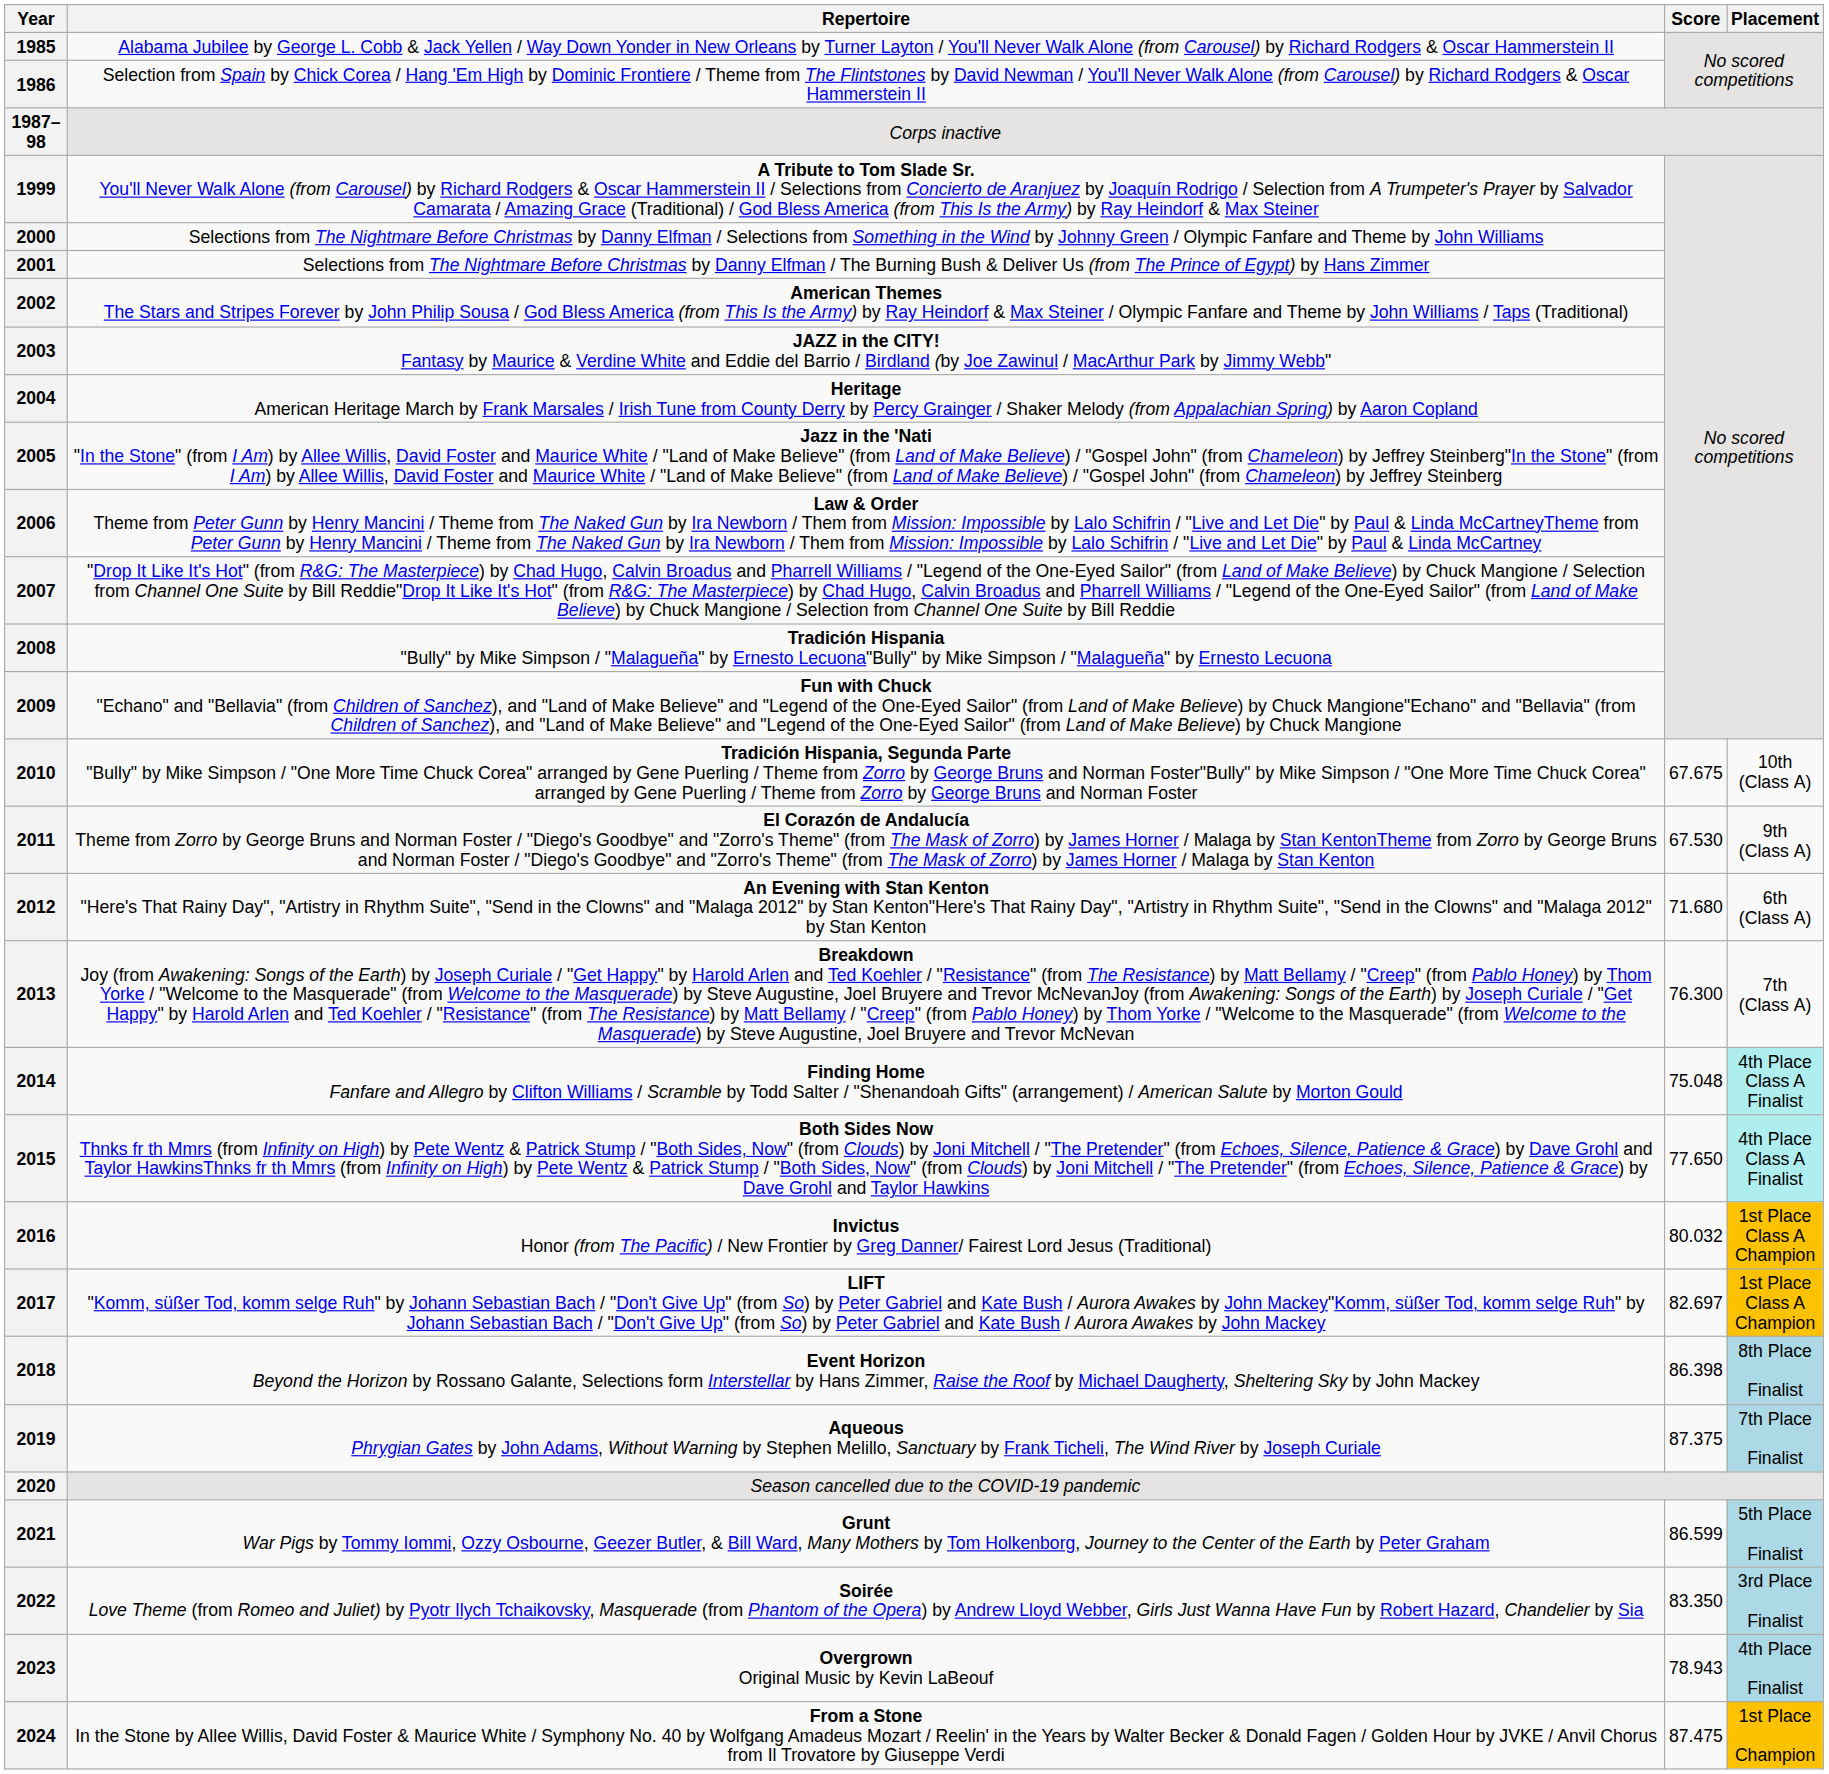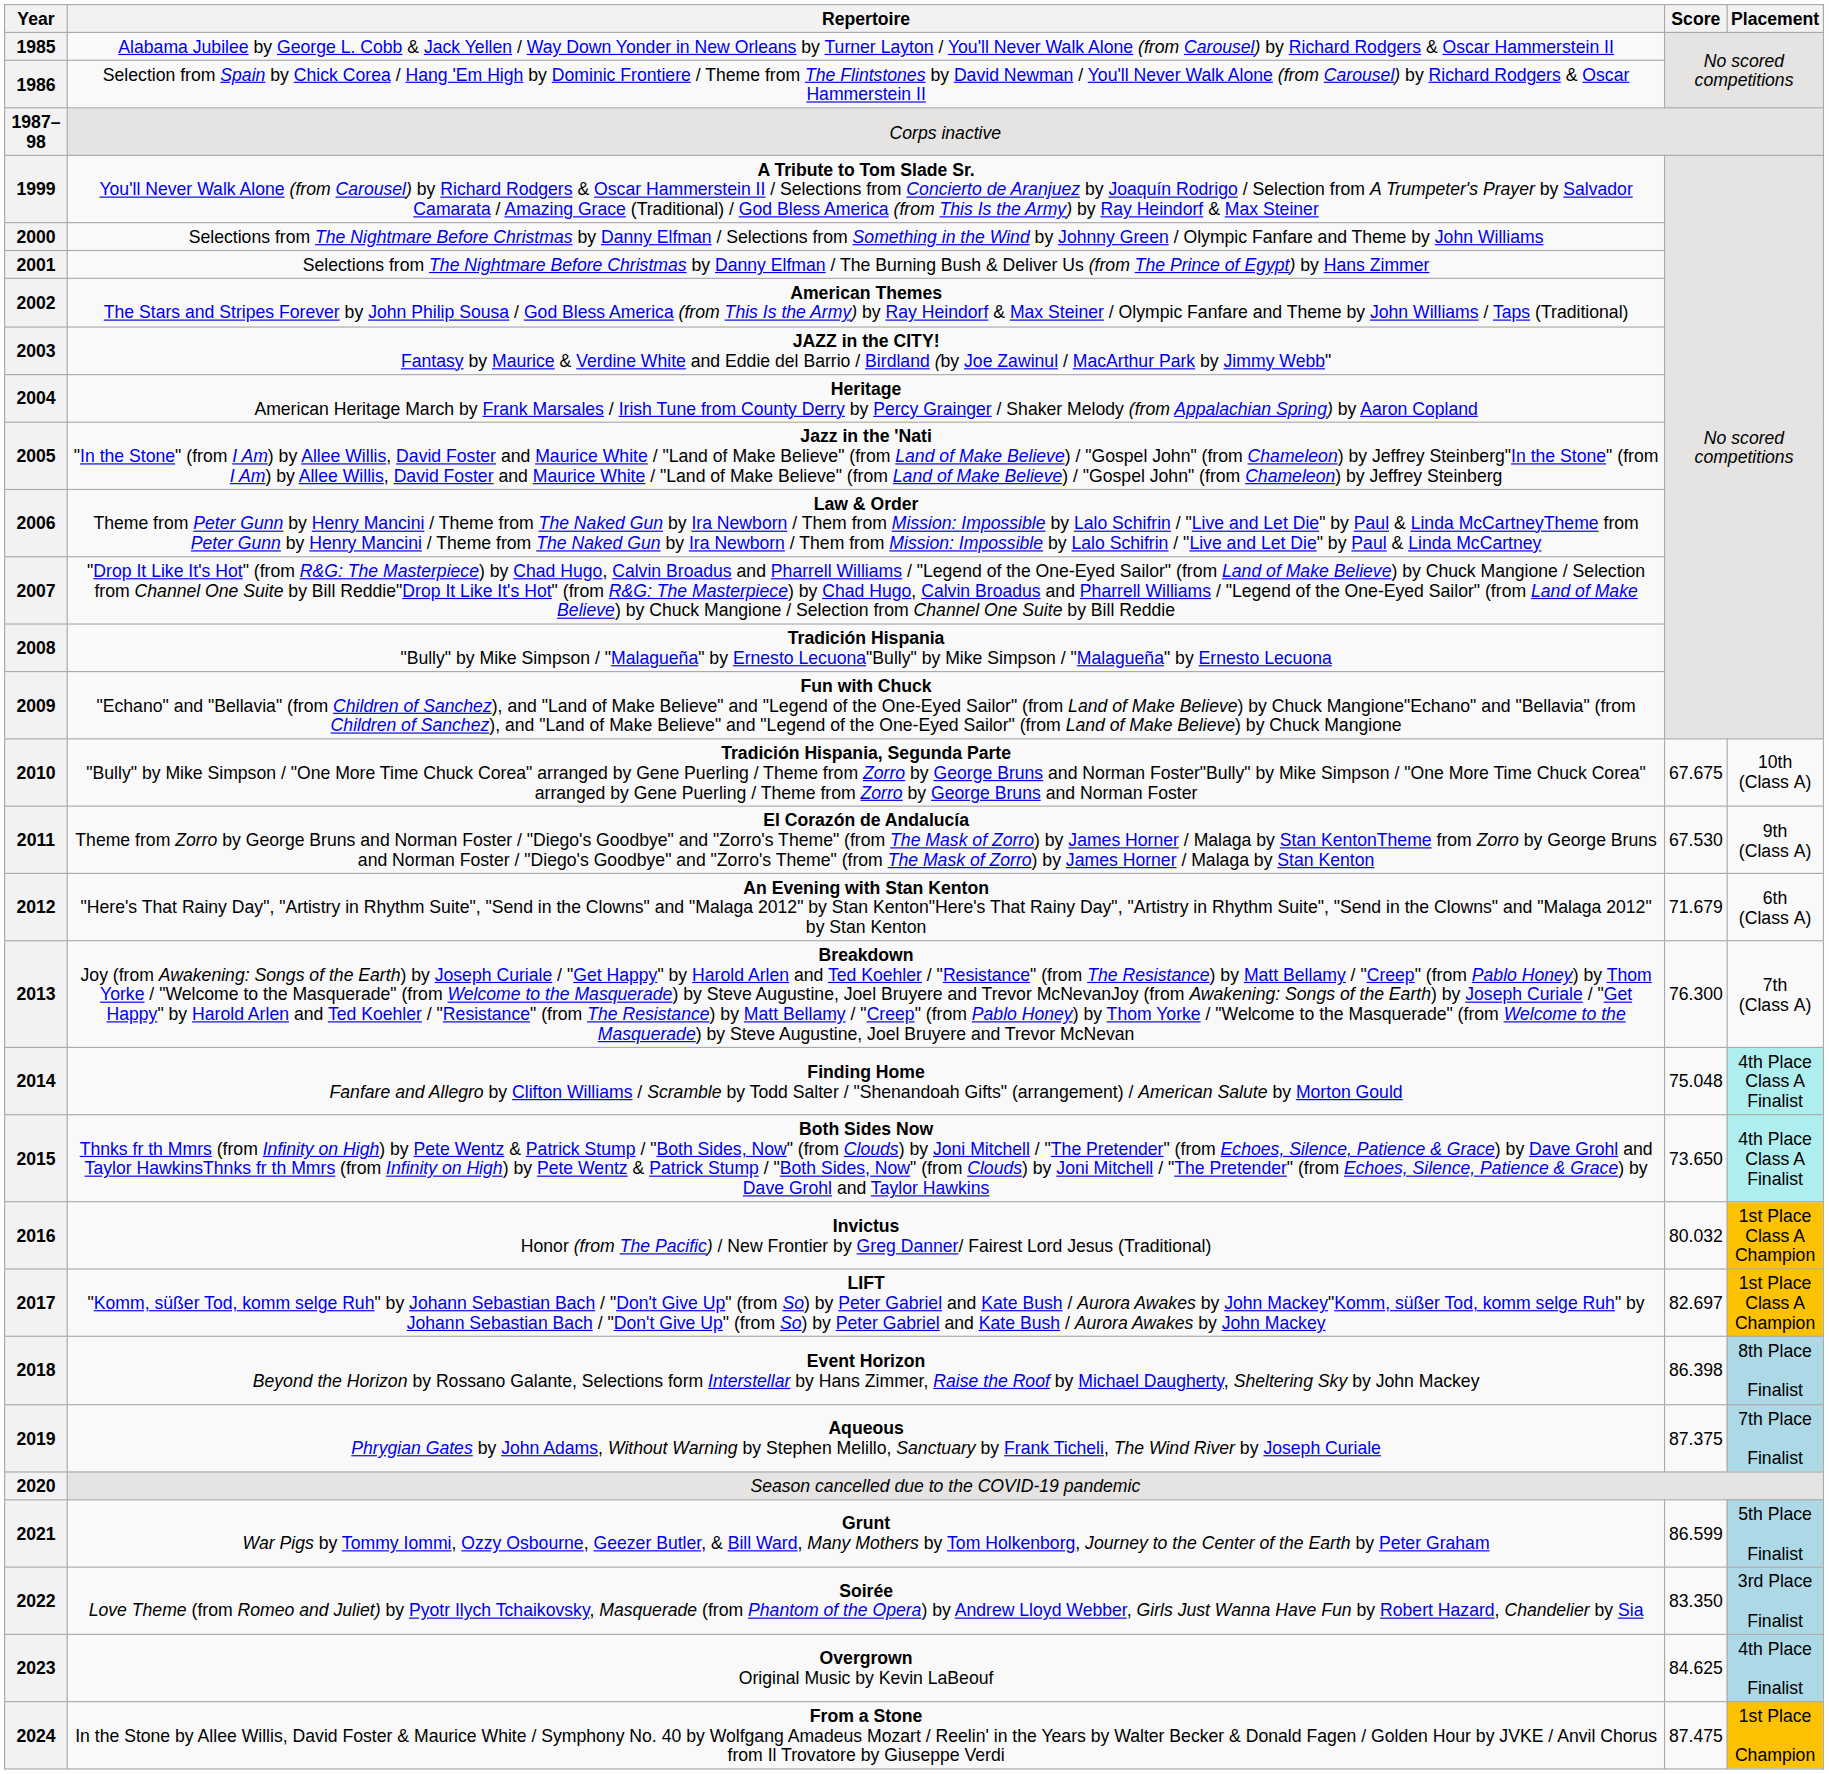(1696, 907) 71.680 -> (1696, 907) 71.679
(1696, 1159) 77.650 -> (1696, 1159) 73.650
(1696, 1668) 78.943 -> (1696, 1668) 84.625
